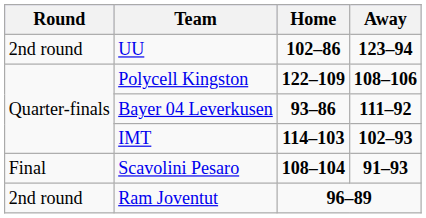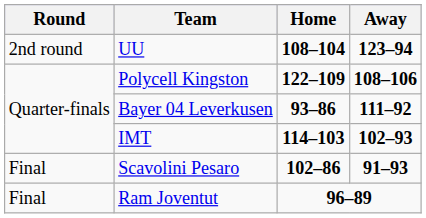(313, 49) 102–86 -> (313, 49) 108–104
(313, 168) 108–104 -> (313, 168) 102–86
(46, 198) 2nd round -> (27, 198) Final
